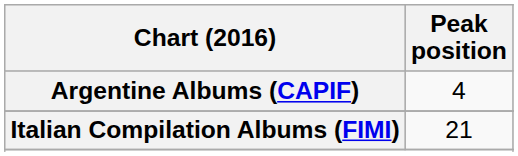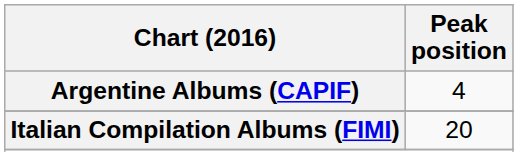(459, 129) 21 -> (459, 129) 20
